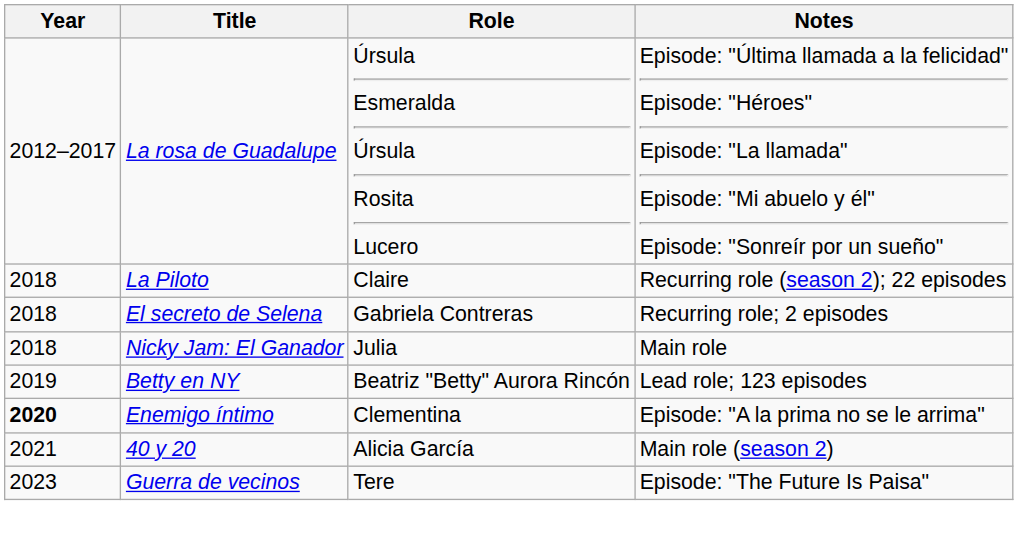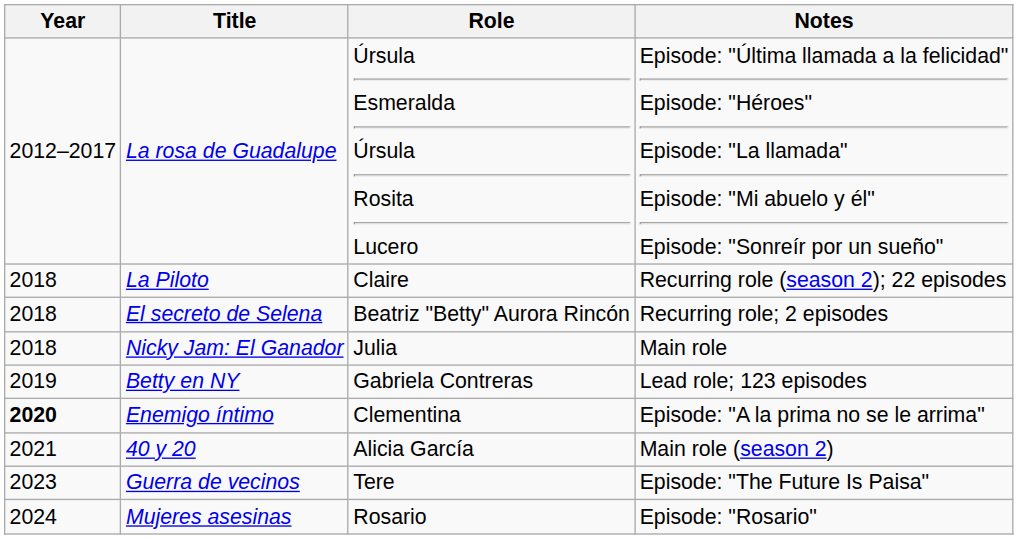(443, 314) Gabriela Contreras -> (492, 314) Beatriz "Betty" Aurora Rincón
(492, 381) Beatriz "Betty" Aurora Rincón -> (443, 381) Gabriela Contreras
+ row: (209, 516)
